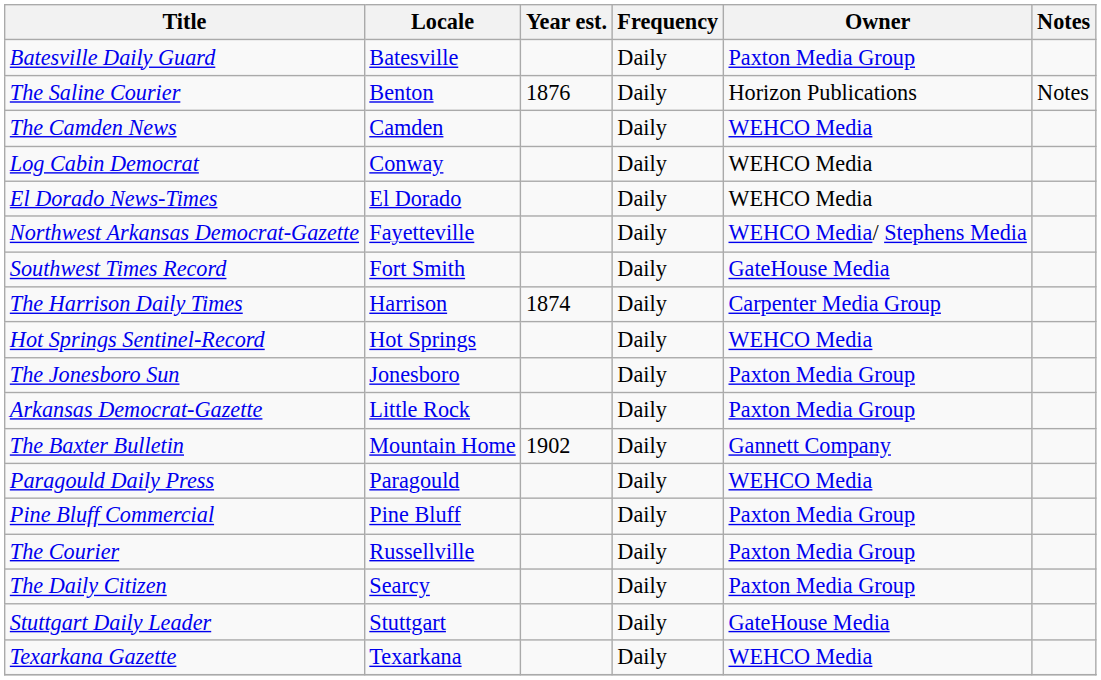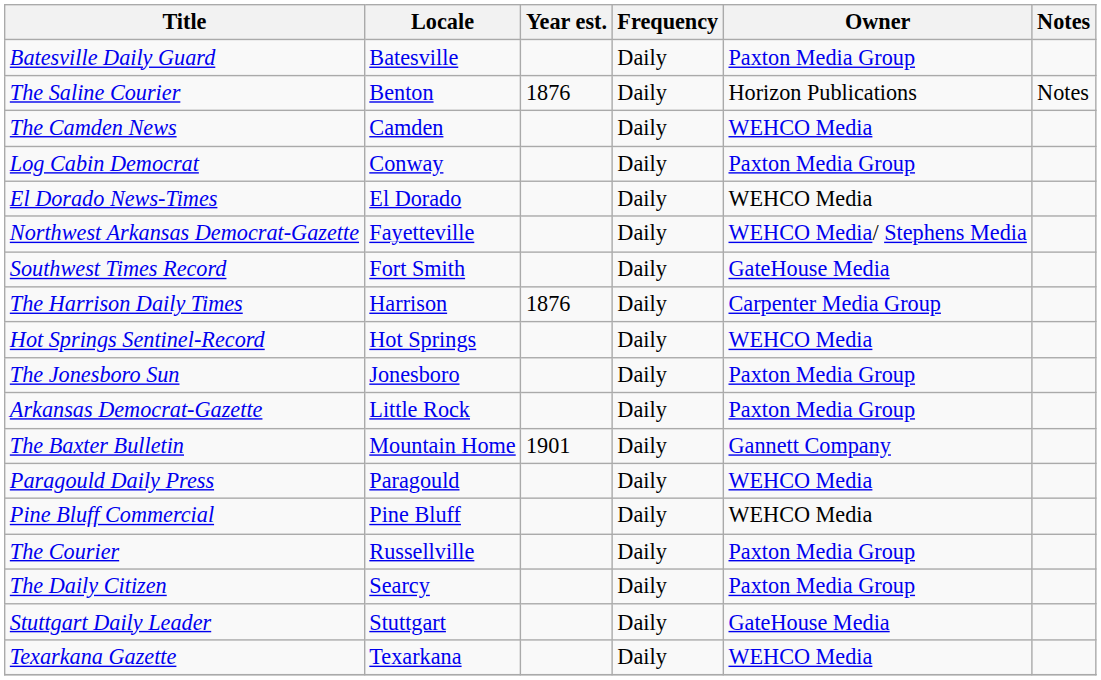(800, 163) WEHCO Media -> (822, 163) Paxton Media Group
(548, 304) 1874 -> (548, 304) 1876
(548, 445) 1902 -> (548, 445) 1901
(822, 515) Paxton Media Group -> (800, 515) WEHCO Media
